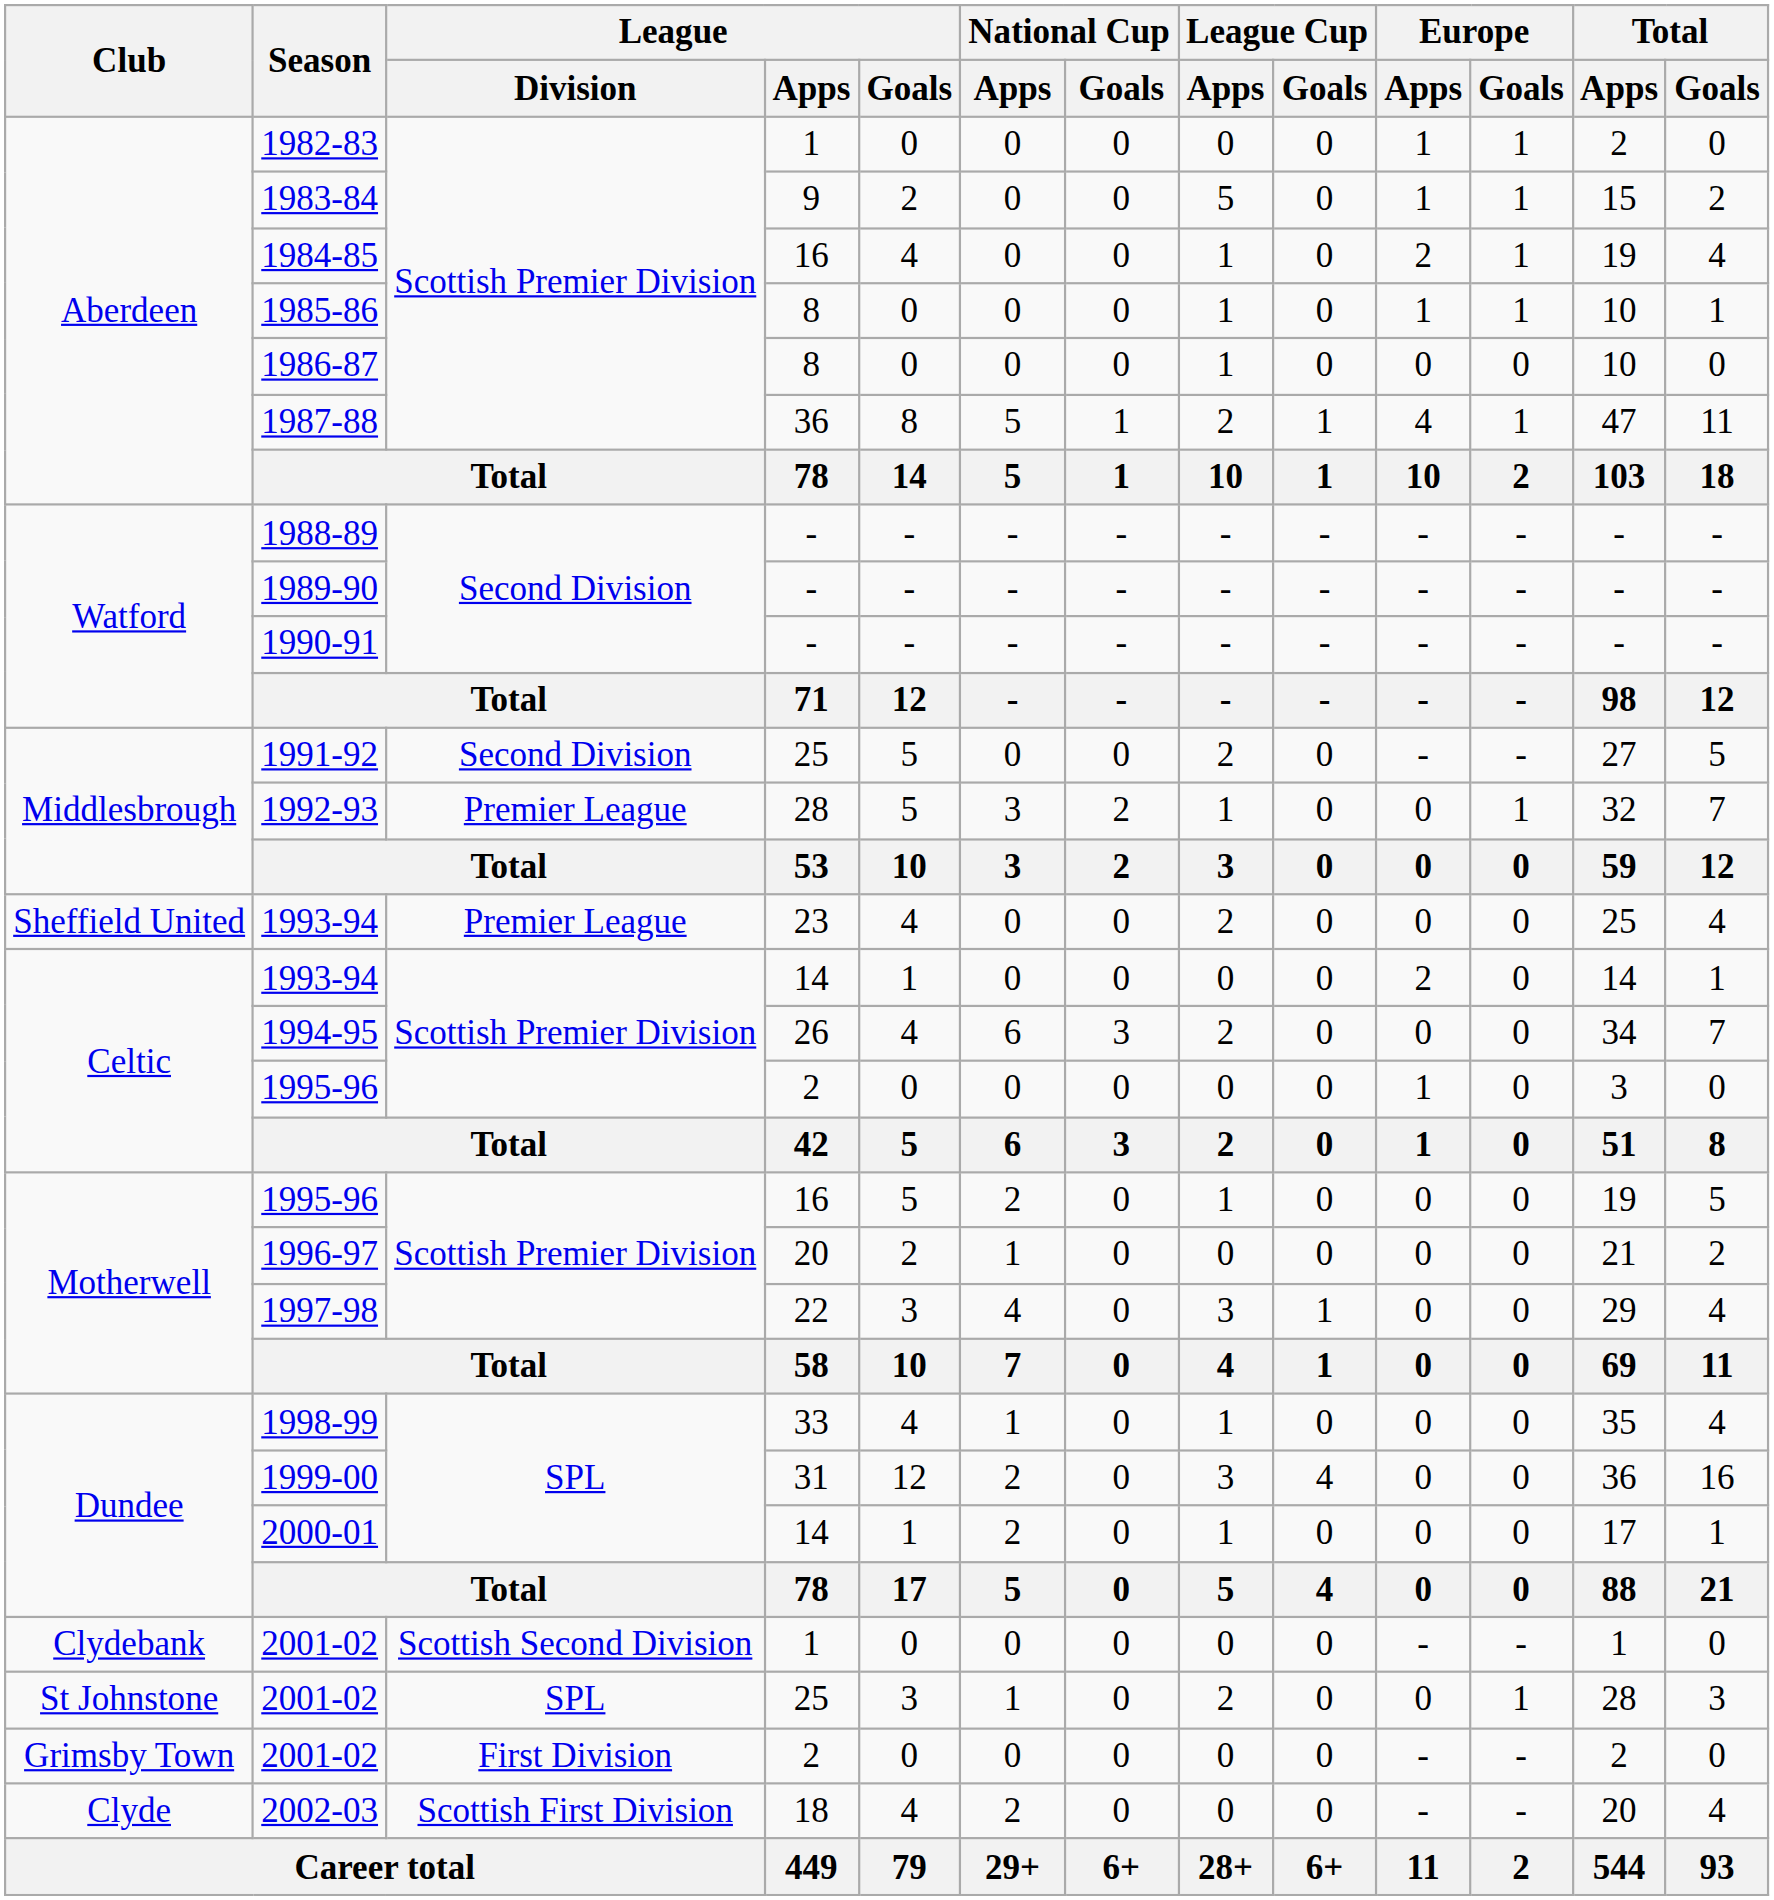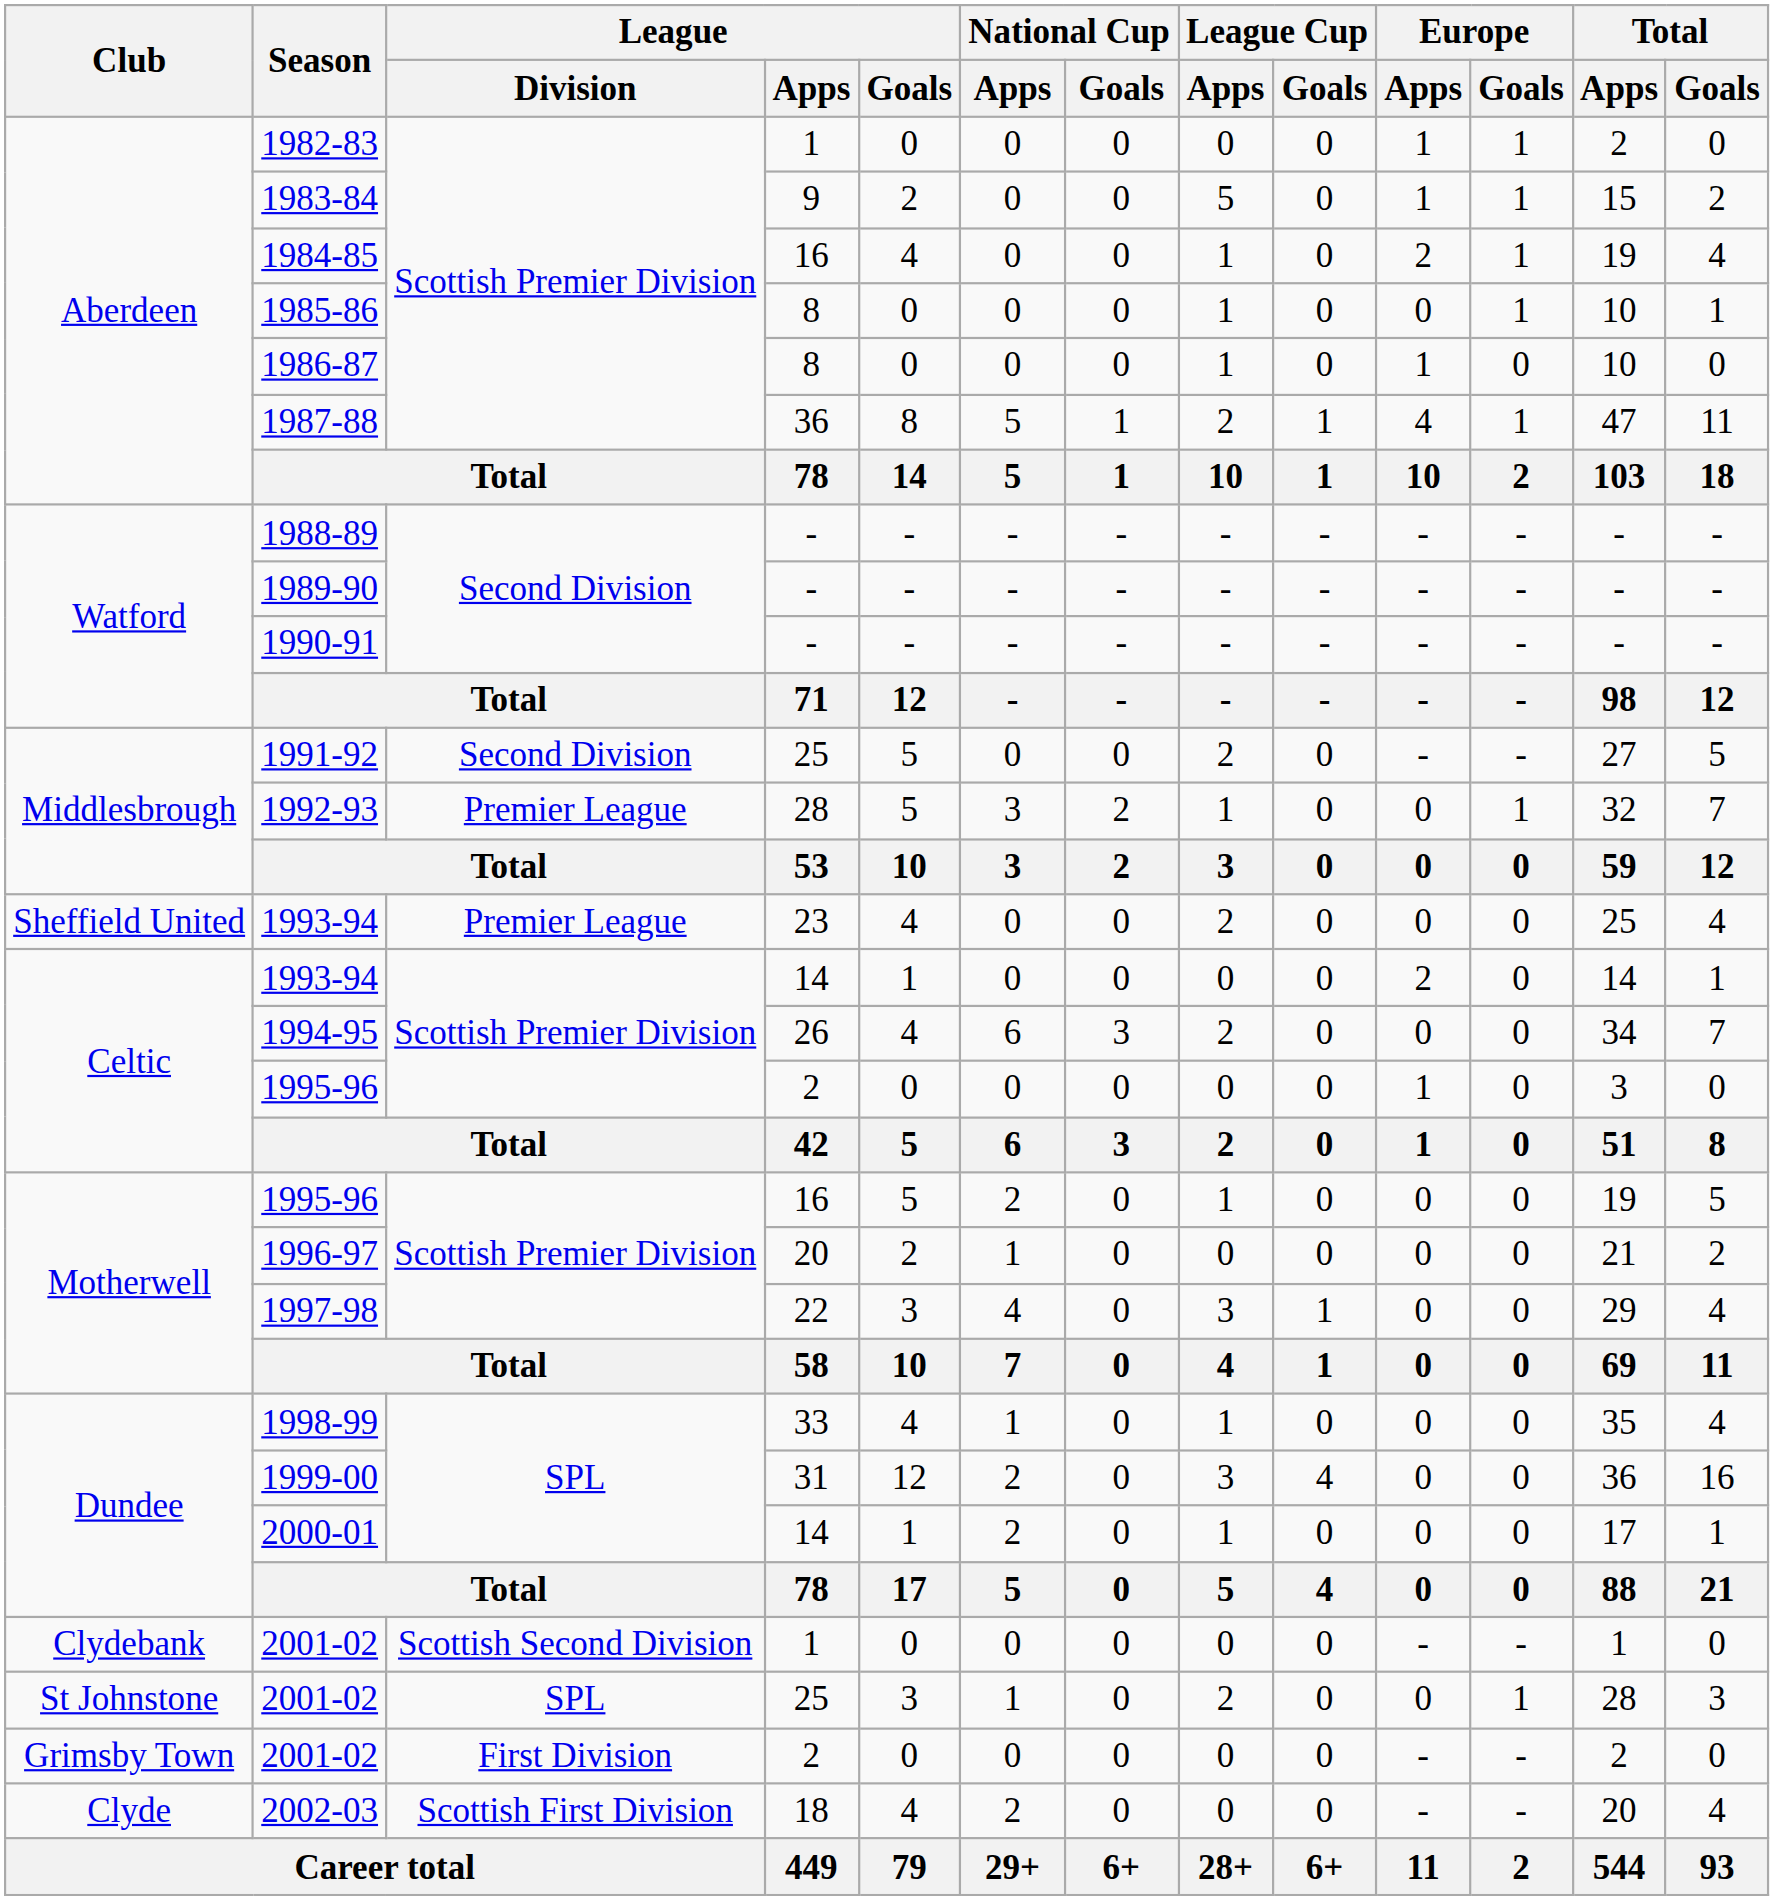(1423, 310) 1 -> (1423, 310) 0
(1423, 365) 0 -> (1423, 365) 1
